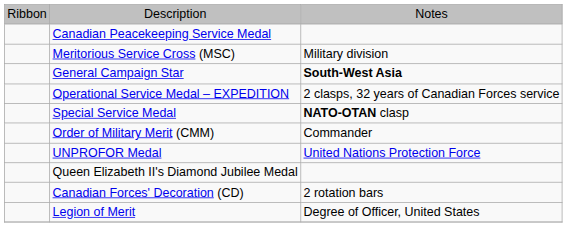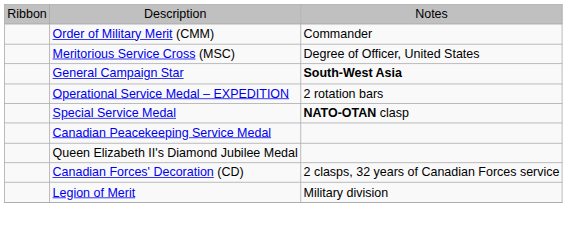rows swapped: (133, 133) <-> (162, 34)
(346, 53) Military division -> (391, 53) Degree of Officer, United States
(431, 93) 2 clasps, 32 years of Canadian Forces service -> (343, 93) 2 rotation bars
- row: (107, 152)
(343, 192) 2 rotation bars -> (431, 172) 2 clasps, 32 years of Canadian Forces service
(391, 212) Degree of Officer, United States -> (346, 192) Military division
